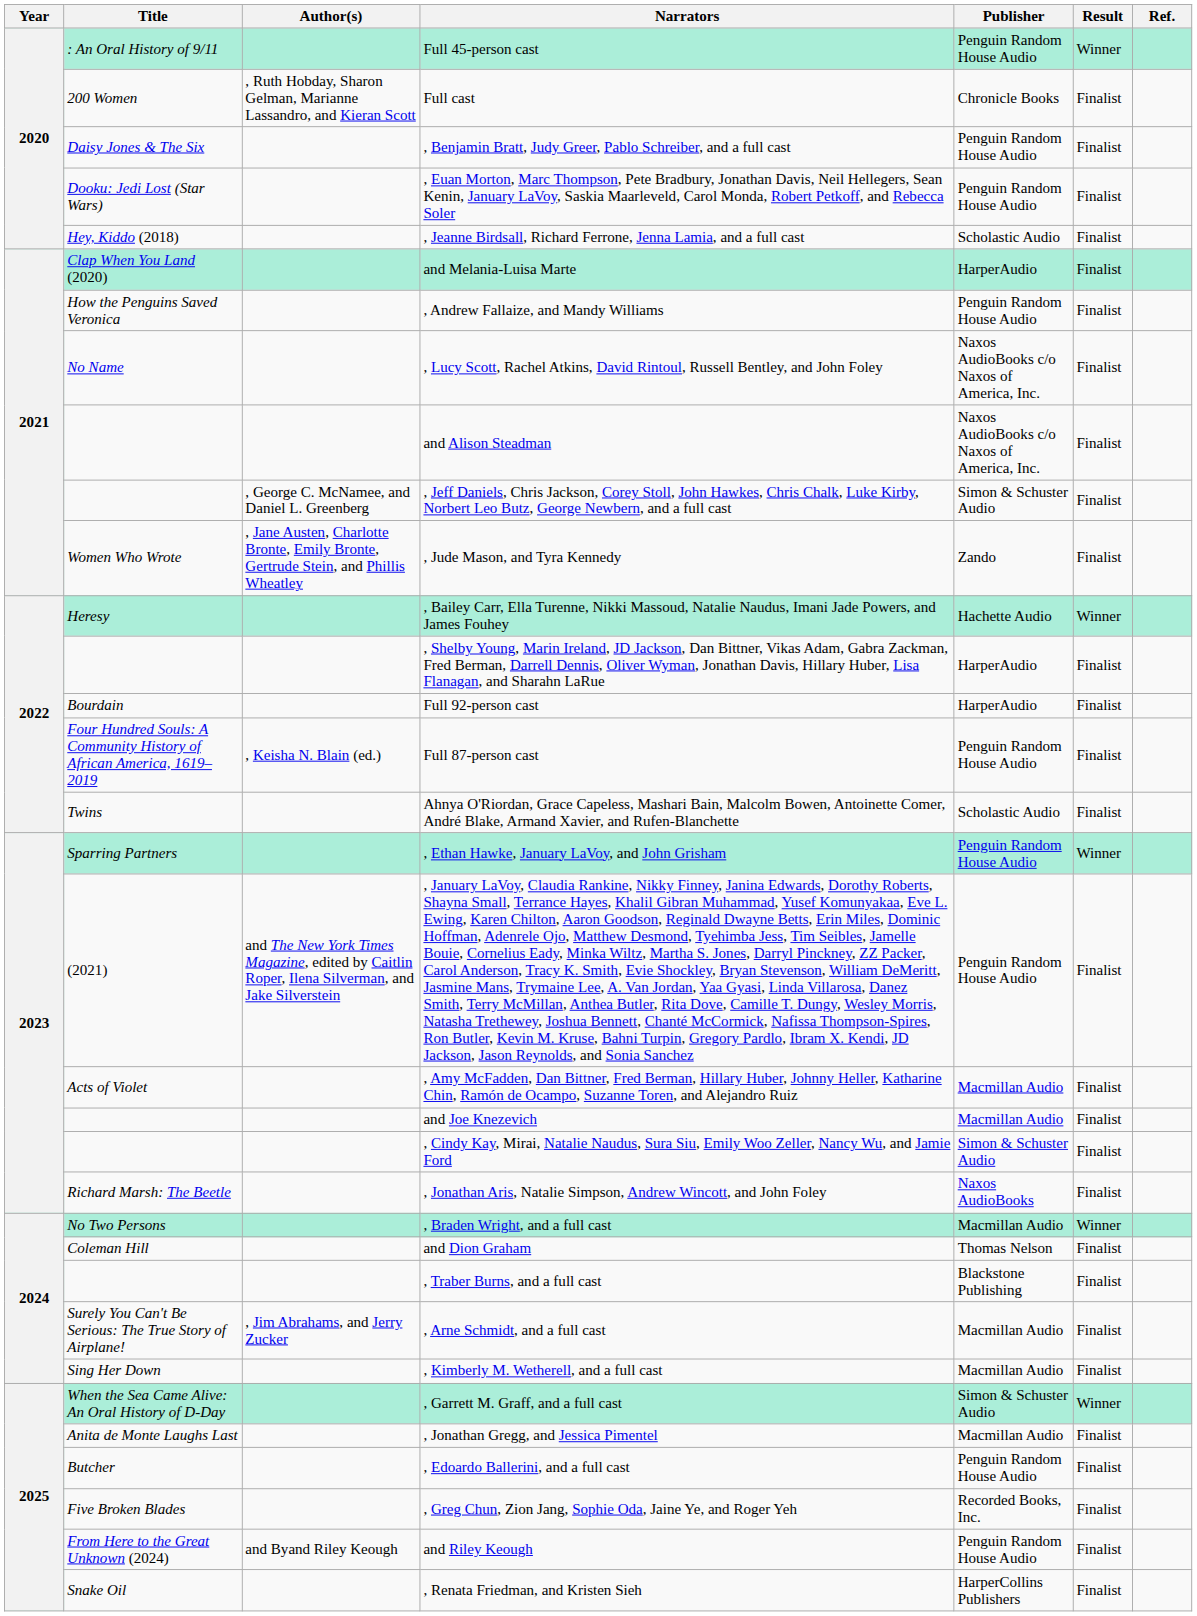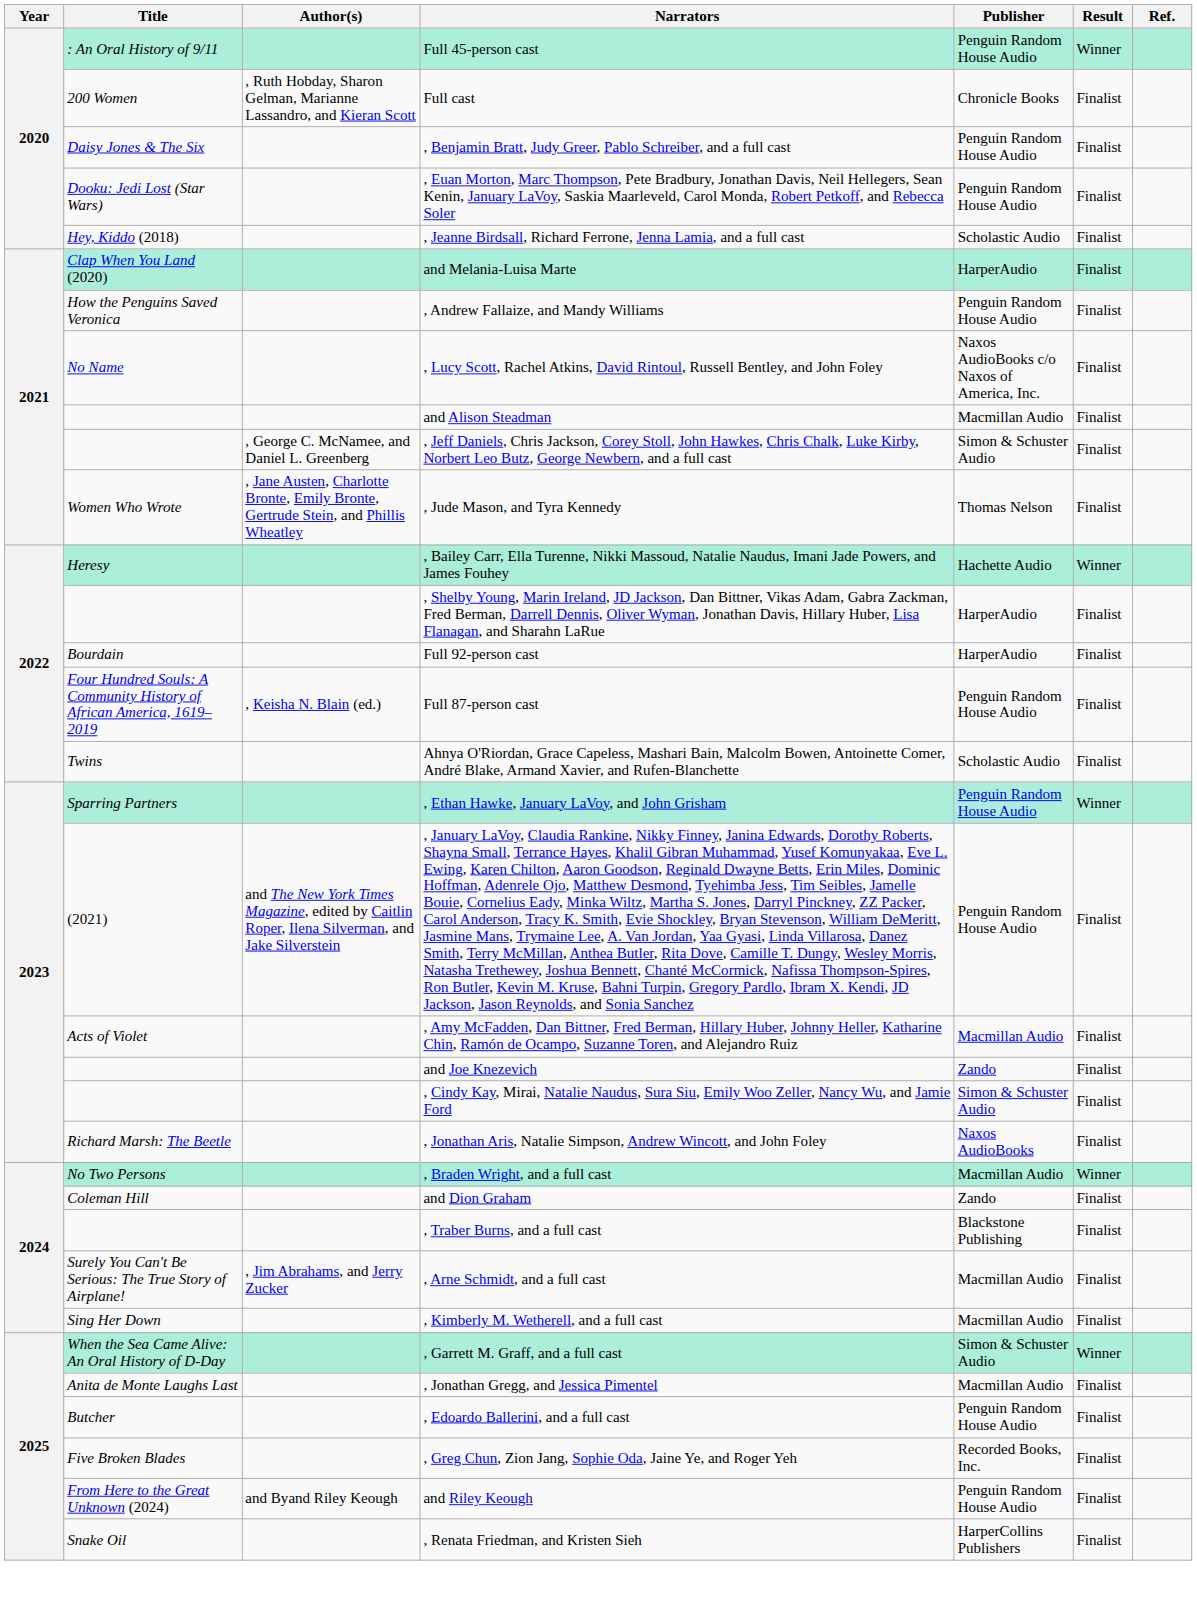(1007, 442) Naxos AudioBooks c/o Naxos of America, Inc. -> (1011, 417) Macmillan Audio
(977, 557) Zando -> (1005, 507) Thomas Nelson
(1011, 1119) Macmillan Audio -> (977, 1068) Zando
(1005, 1248) Thomas Nelson -> (977, 1198) Zando
